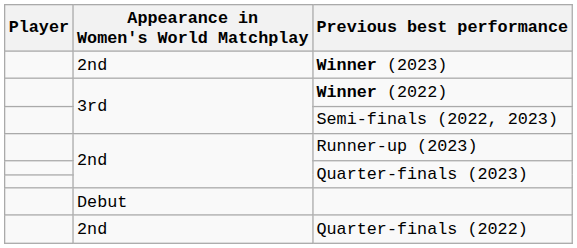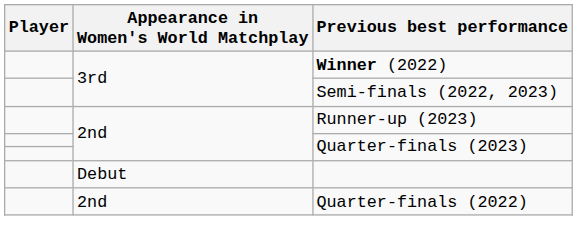- row: (92, 65)
